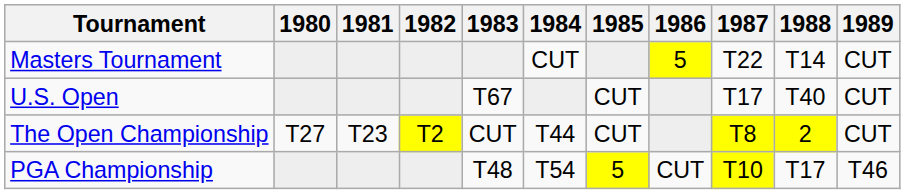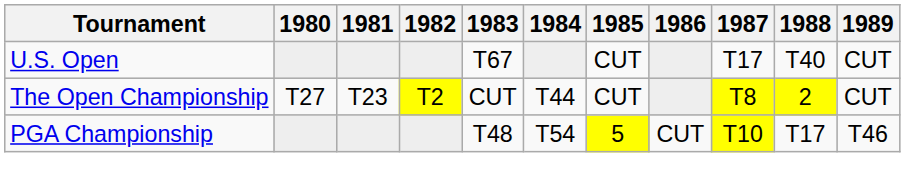- row: (116, 60)
